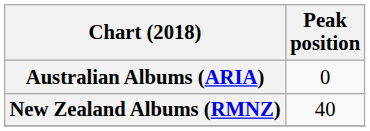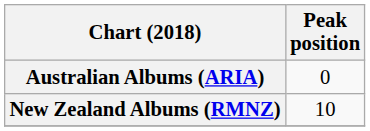(325, 109) 40 -> (325, 109) 10
